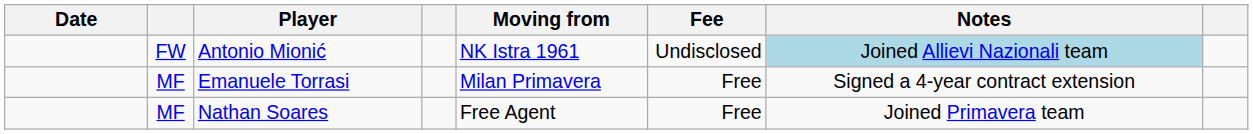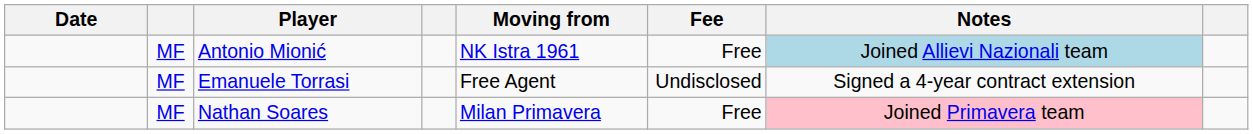(171, 50) FW -> (171, 50) MF
(709, 50) Undisclosed -> (742, 50) Free
(530, 81) Milan Primavera -> (508, 81) Free Agent
(742, 81) Free -> (709, 81) Undisclosed
(508, 112) Free Agent -> (530, 112) Milan Primavera
(984, 112) no background -> (984, 112) pink background
